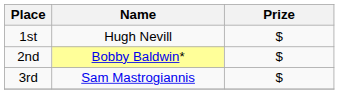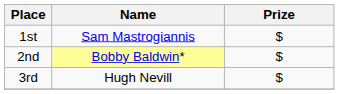(138, 36) Hugh Nevill -> (138, 36) Sam Mastrogiannis
(138, 78) Sam Mastrogiannis -> (138, 78) Hugh Nevill
